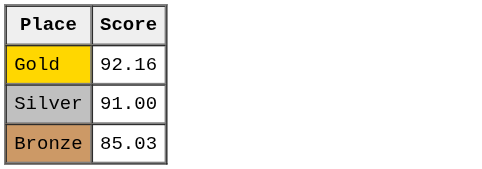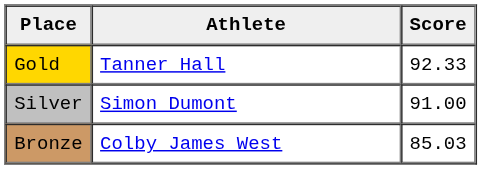+ column: (246, 25)
(129, 65) 92.16 -> (438, 65) 92.33
